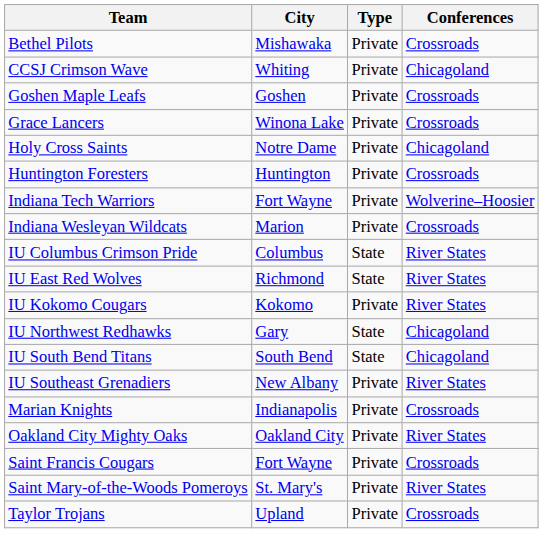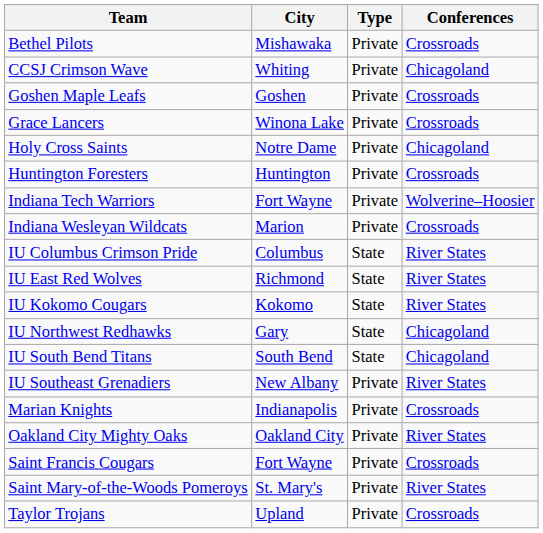(375, 305) Private -> (368, 305) State
